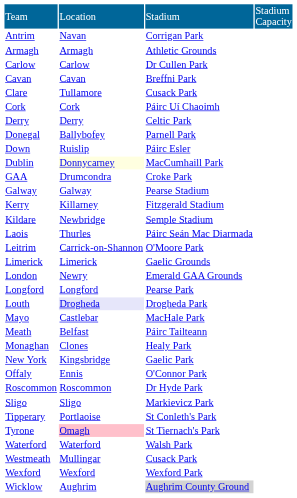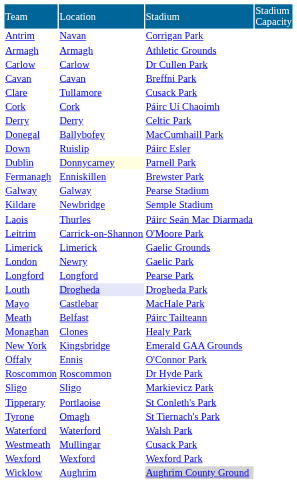(171, 135) Parnell Park -> (184, 135) MacCumhaill Park
(184, 163) MacCumhaill Park -> (171, 163) Parnell Park
+ row: (28, 177)
- row: (16, 177)
- row: (17, 205)
(194, 275) Emerald GAA Grounds -> (170, 261) Gaelic Park
(170, 360) Gaelic Park -> (194, 346) Emerald GAA Grounds
(75, 430) pink background -> (75, 416) no background
